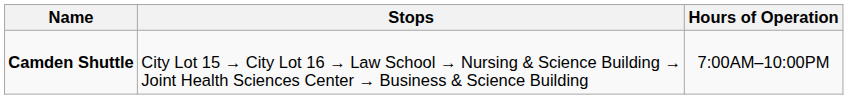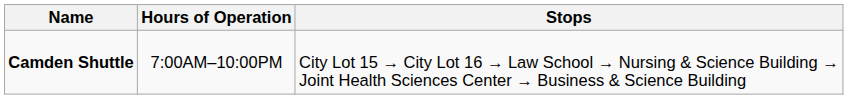columns swapped: (411, 17) <-> (764, 17)
